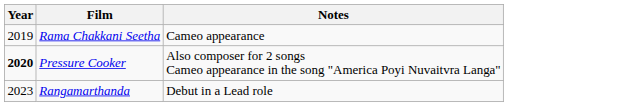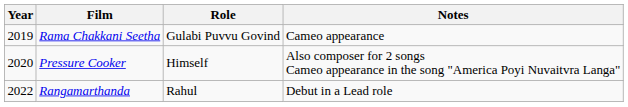+ column: (223, 14)
(20, 63) bold -> (20, 63) normal
(20, 91) 2023 -> (20, 91) 2022
